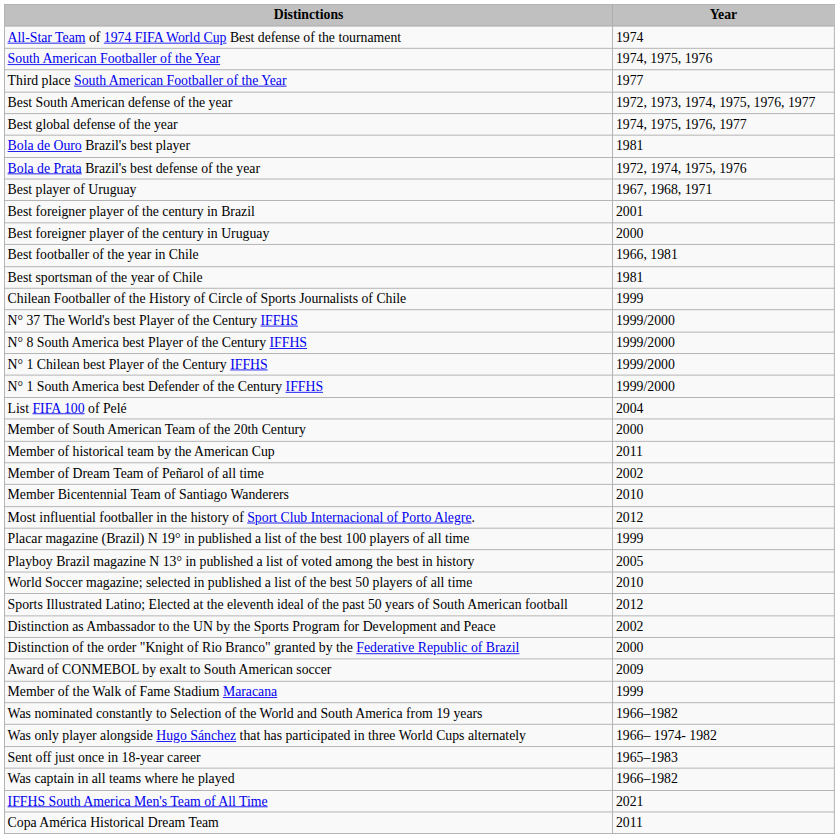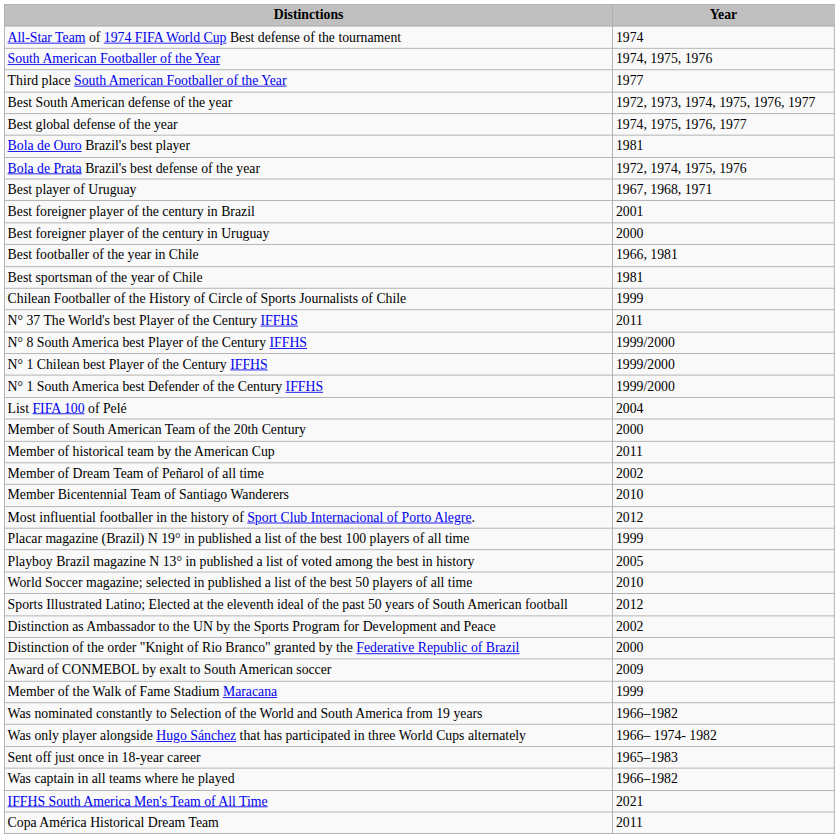(645, 320) 1999/2000 -> (629, 320) 2011
